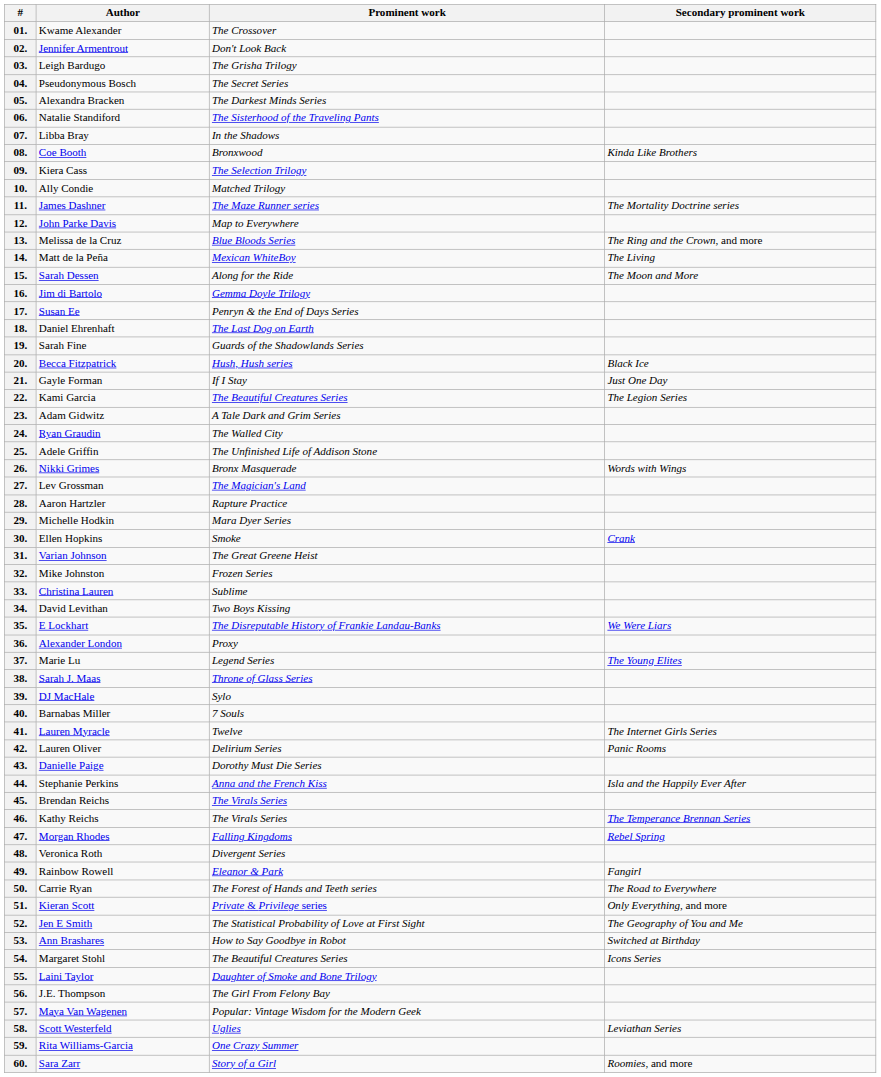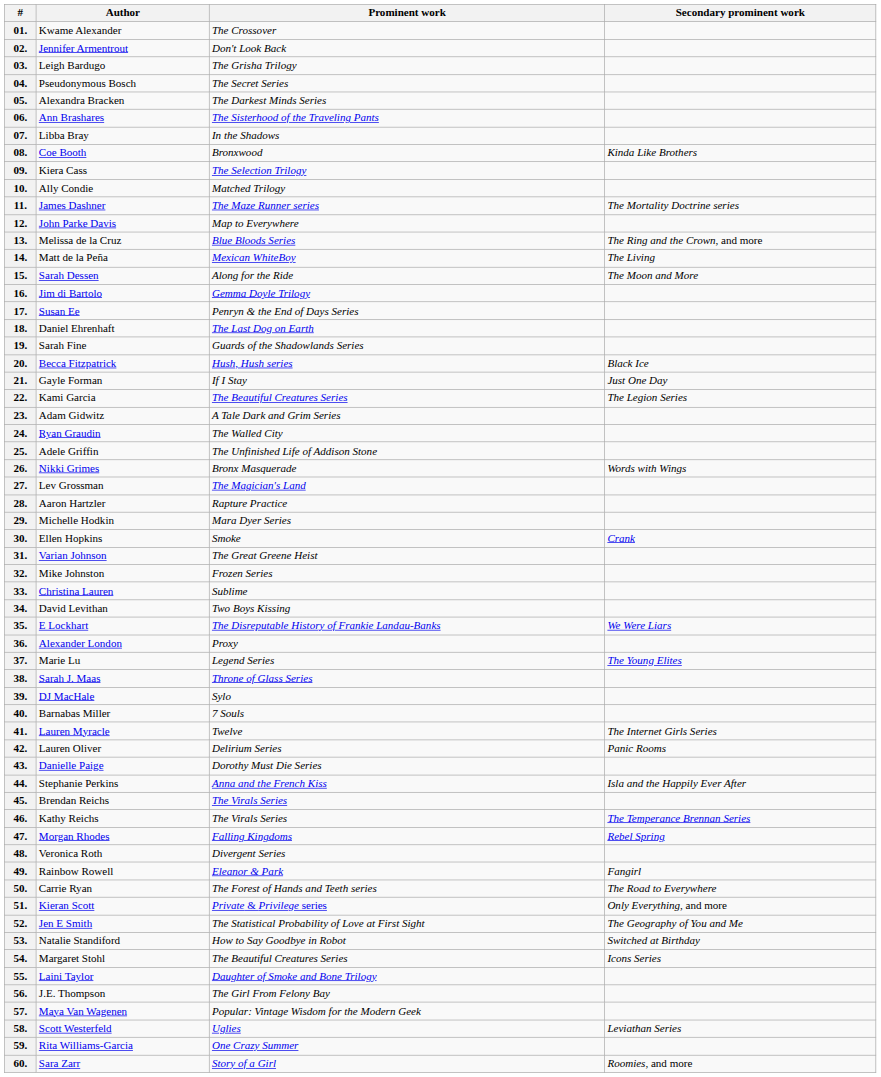(79, 118) Natalie Standiford -> (71, 118) Ann Brashares
(71, 941) Ann Brashares -> (79, 941) Natalie Standiford
